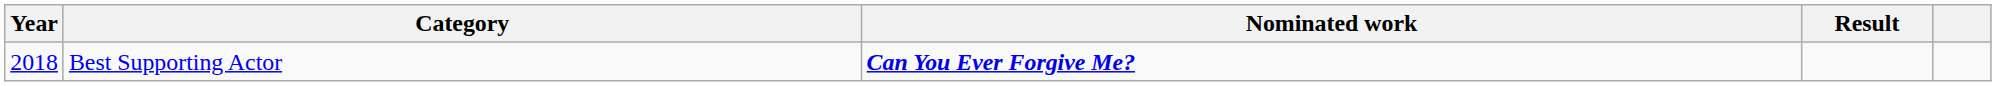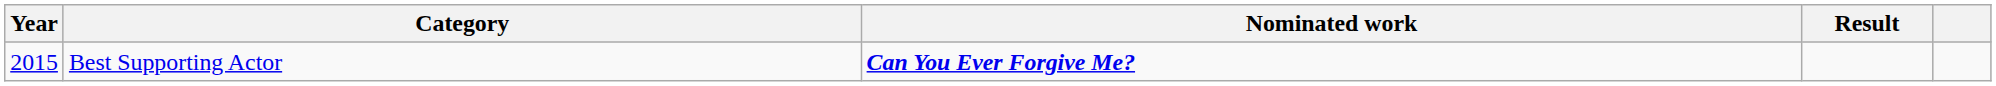(34, 61) 2018 -> (34, 61) 2015
